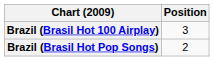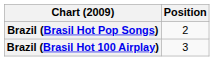rows swapped: (83, 30) <-> (83, 47)
